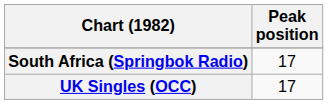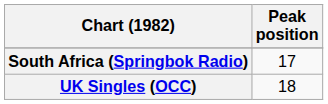(287, 86) 17 -> (287, 86) 18
